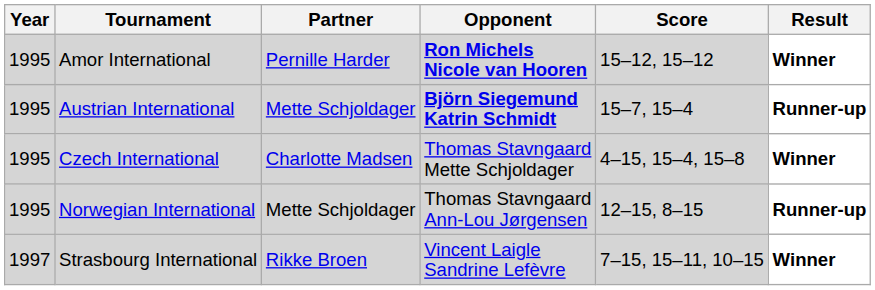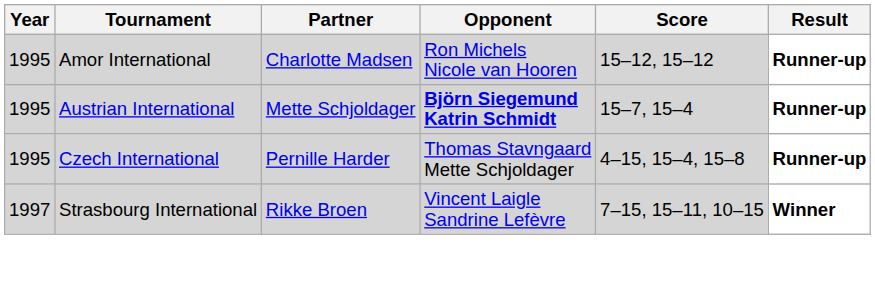(328, 59) Pernille Harder -> (339, 59) Charlotte Madsen
(506, 59) bold -> (501, 59) normal
(804, 59) Winner -> (820, 59) Runner-up
(339, 159) Charlotte Madsen -> (328, 159) Pernille Harder
(804, 159) Winner -> (820, 159) Runner-up
- row: (157, 209)
